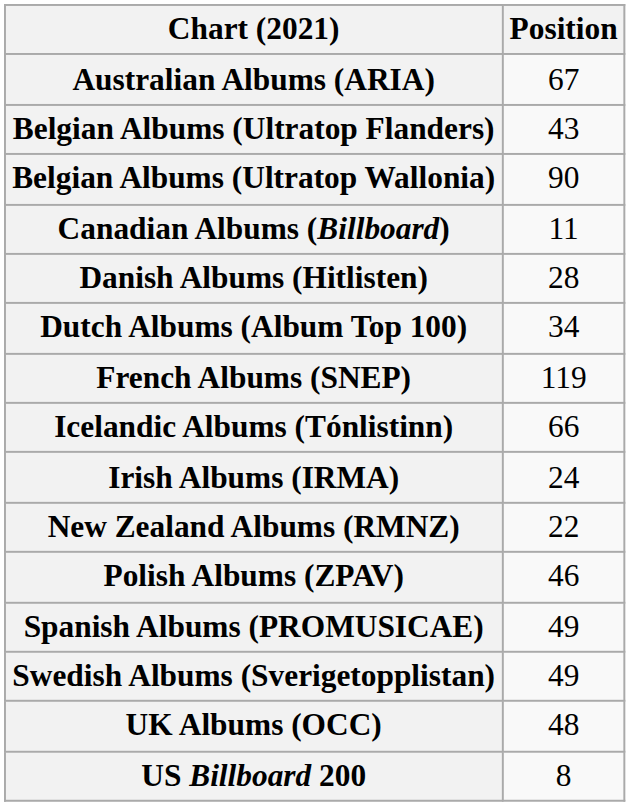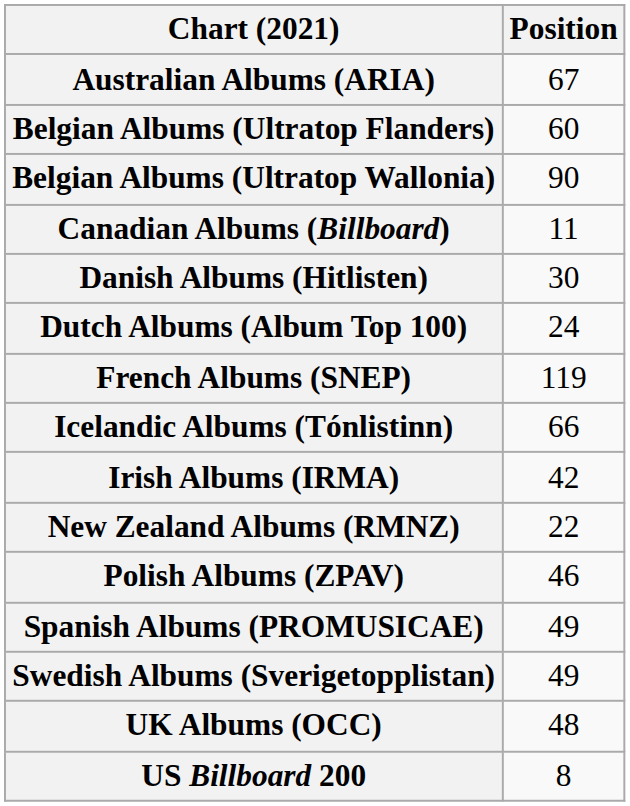(564, 128) 43 -> (564, 128) 60
(564, 278) 28 -> (564, 278) 30
(564, 327) 34 -> (564, 327) 24
(564, 476) 24 -> (564, 476) 42
